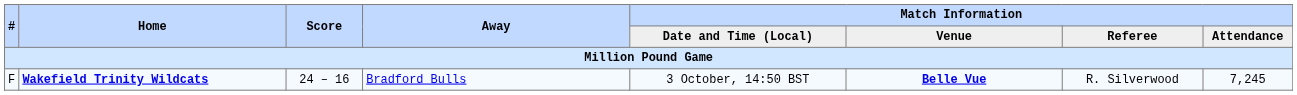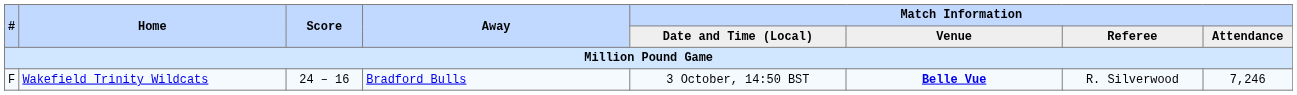(115, 79) bold -> (115, 79) normal
(1248, 79) 7,245 -> (1248, 79) 7,246
